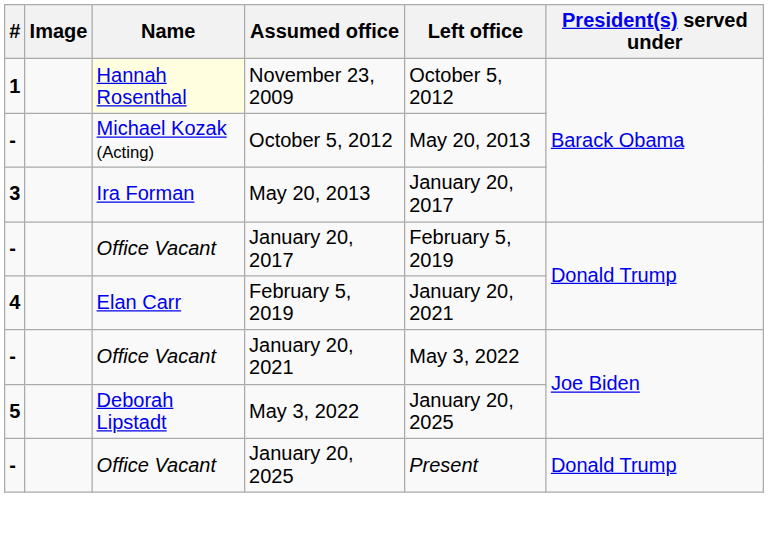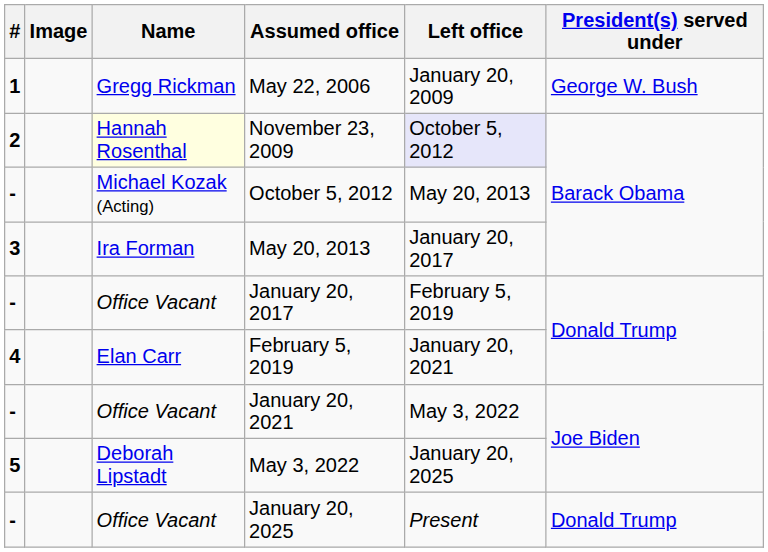+ row: (310, 85)
(15, 85) 1 -> (15, 140) 2
(456, 85) no background -> (456, 140) lavender background
